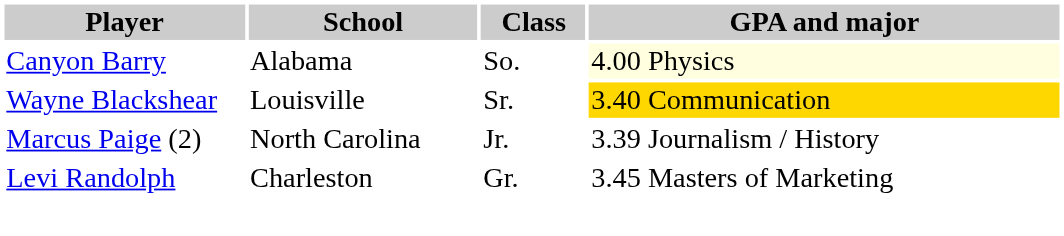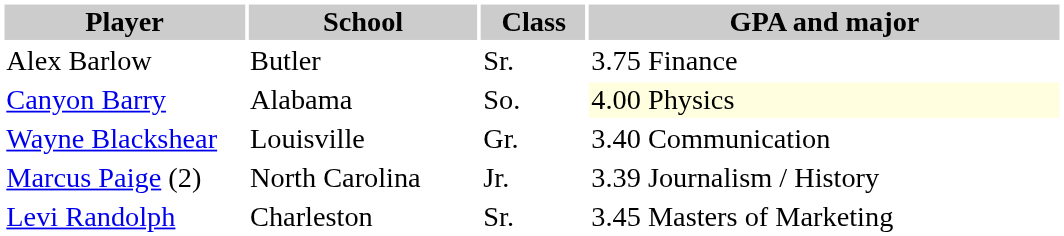+ row: (79, 60)
(499, 99) Sr. -> (501, 138) Gr.
(711, 99) gold background -> (711, 138) no background
(501, 177) Gr. -> (499, 216) Sr.
